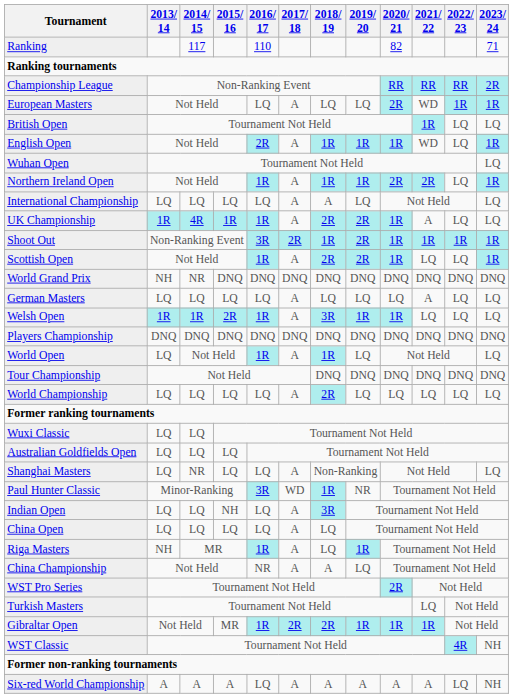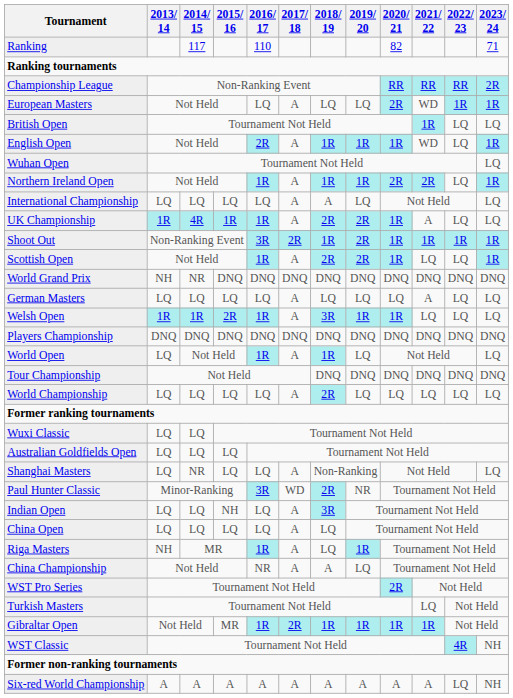(328, 490) 1R -> (328, 490) 2R
(328, 625) 2R -> (328, 625) 1R
(263, 683) LQ -> (263, 683) A
